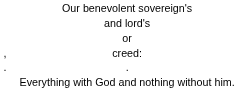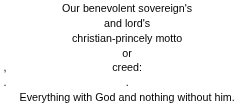+ row: (127, 38)
